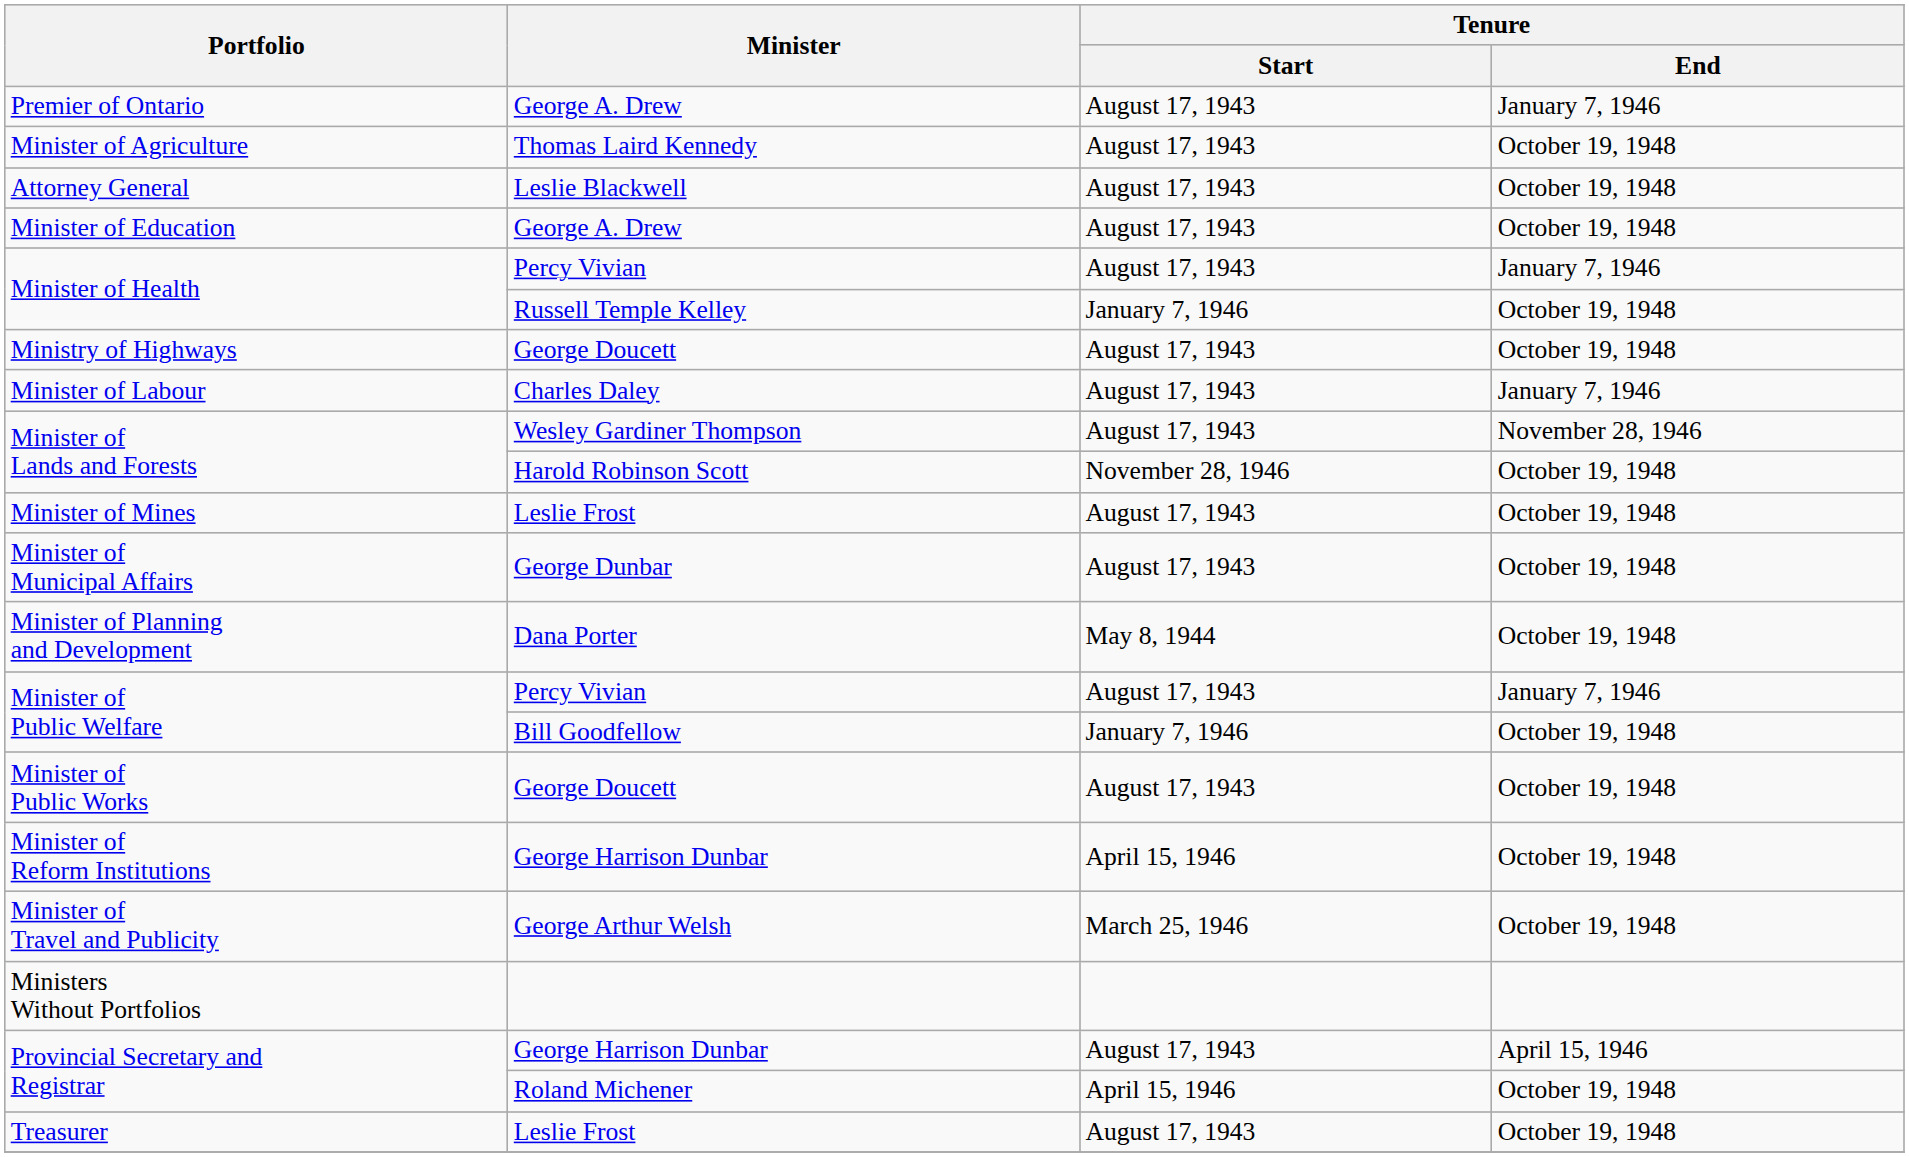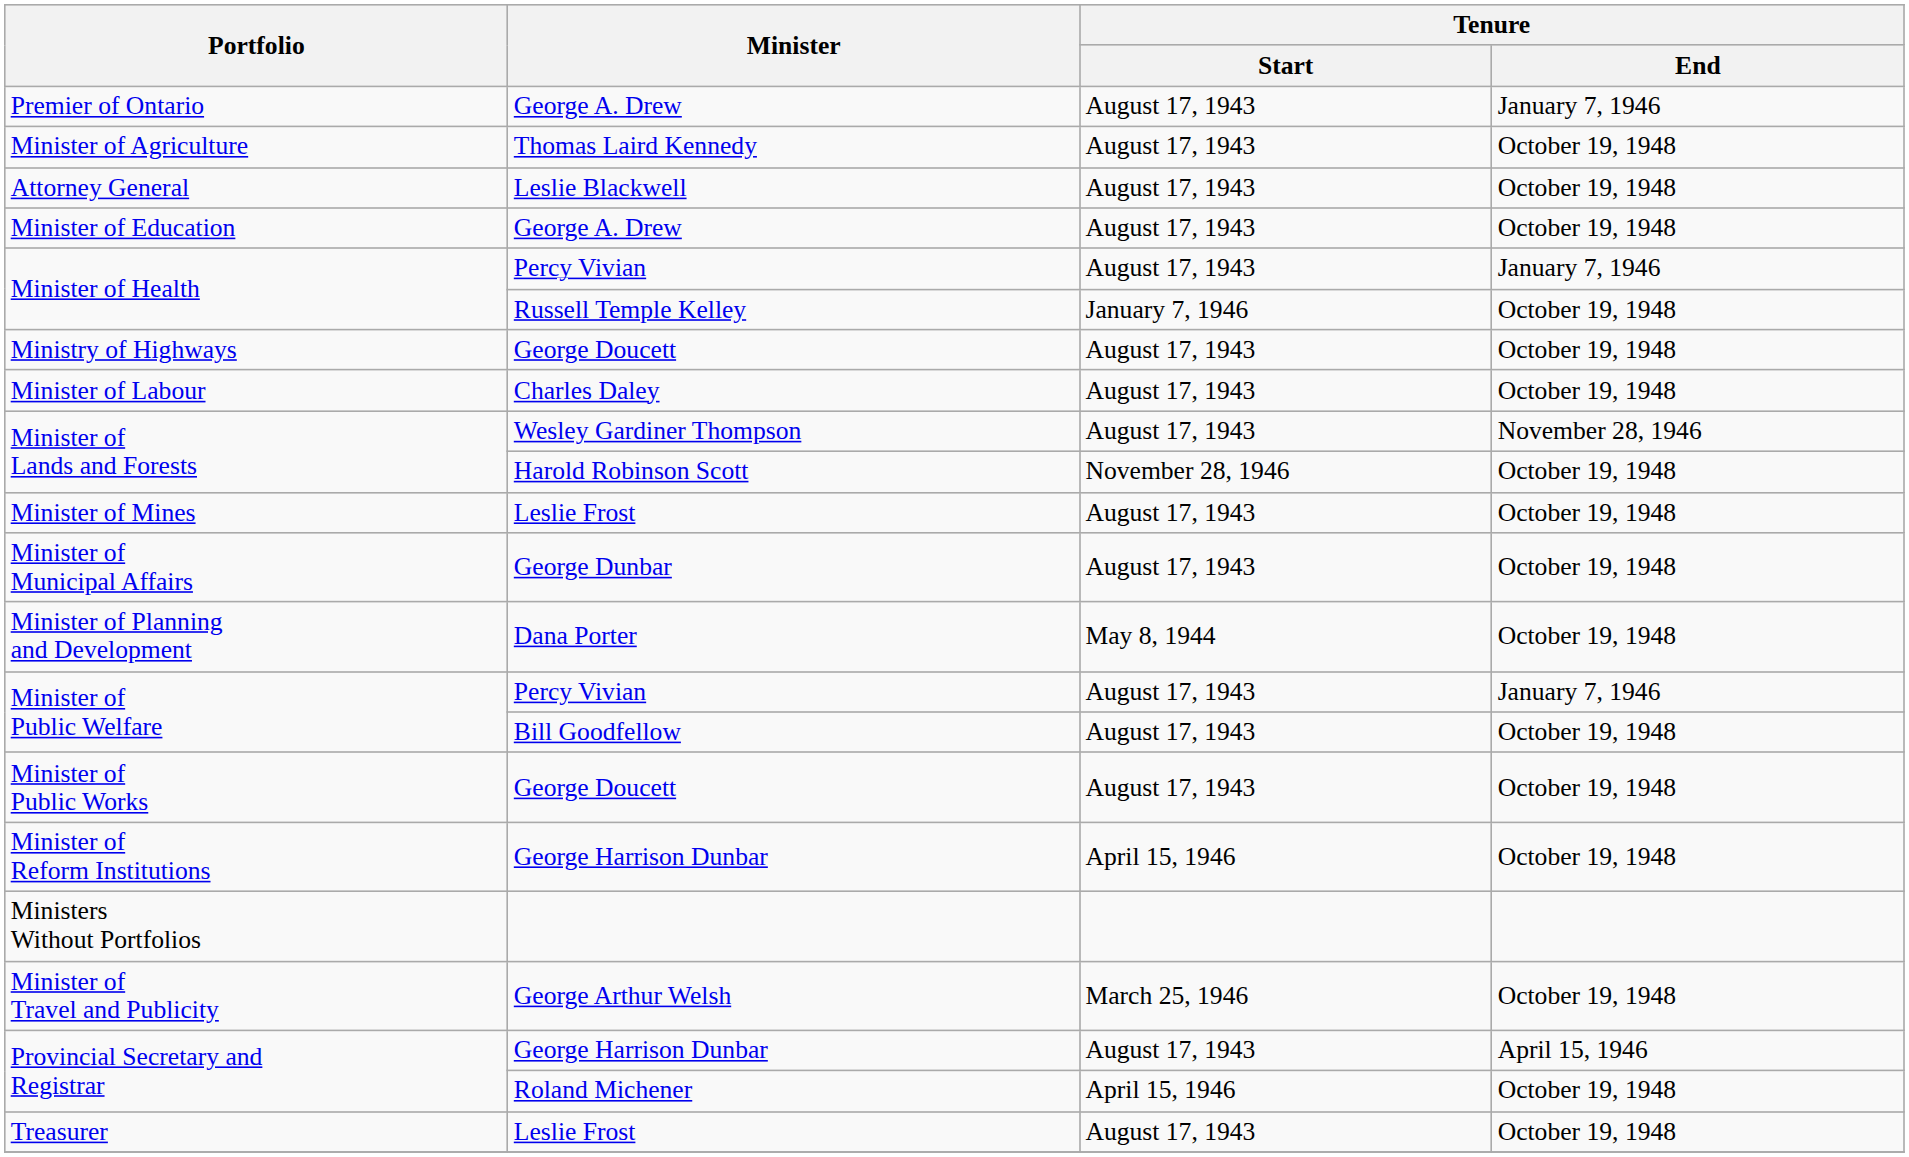(1579, 390) January 7, 1946 -> (1587, 390) October 19, 1948
(1167, 732) January 7, 1946 -> (1170, 732) August 17, 1943
rows swapped: (115, 925) <-> (106, 995)
